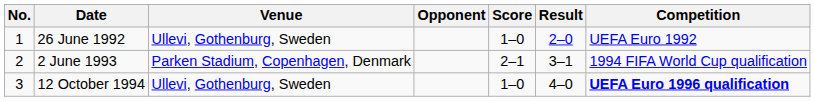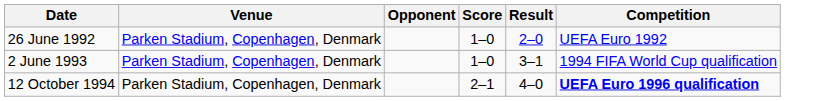- column: (19, 15)
(241, 38) Ullevi, Gothenburg, Sweden -> (251, 38) Parken Stadium, Copenhagen, Denmark
(512, 61) 2–1 -> (482, 61) 1–0
(241, 84) Ullevi, Gothenburg, Sweden -> (251, 84) Parken Stadium, Copenhagen, Denmark
(512, 84) 1–0 -> (482, 84) 2–1
